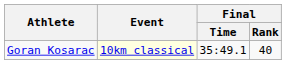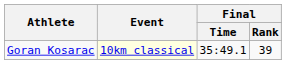(265, 50) 40 -> (265, 50) 39
